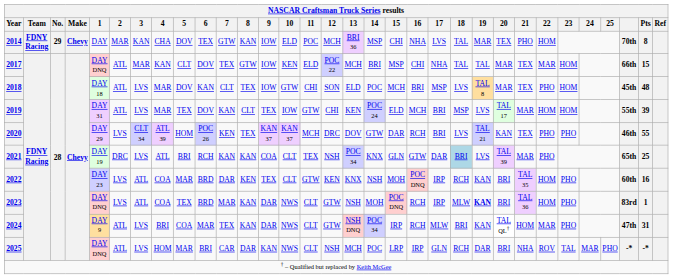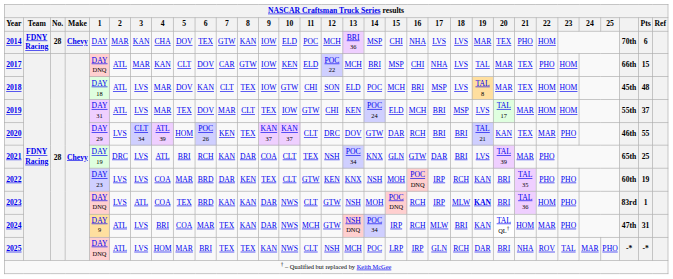(58, 42) 29 -> (58, 42) 28
(461, 42) TAL -> (461, 42) LVS
(646, 42) 8 -> (646, 42) 6
(227, 65) TEX -> (227, 65) CAR
(461, 65) TAL -> (461, 65) LVS
(547, 65) MAR -> (547, 65) PHO
(547, 88) PHO -> (547, 88) HOM
(227, 111) KAN -> (227, 111) MAR
(646, 111) 39 -> (646, 111) 37
(311, 134) MCH -> (311, 134) CLT
(461, 134) LVS -> (461, 134) BRI
(547, 134) PHO -> (547, 134) MAR
(248, 157) KAN -> (248, 157) DAR
(461, 157) lightblue background -> (461, 157) no background
(141, 179) ATL -> (141, 179) LVS
(547, 179) HOM -> (547, 179) PHO
(646, 179) 16 -> (646, 179) 19
(227, 202) MAR -> (227, 202) KAN
(311, 225) CLT -> (311, 225) MCH
(227, 248) CAR -> (227, 248) TEX
(248, 248) DAR -> (248, 248) TEX
